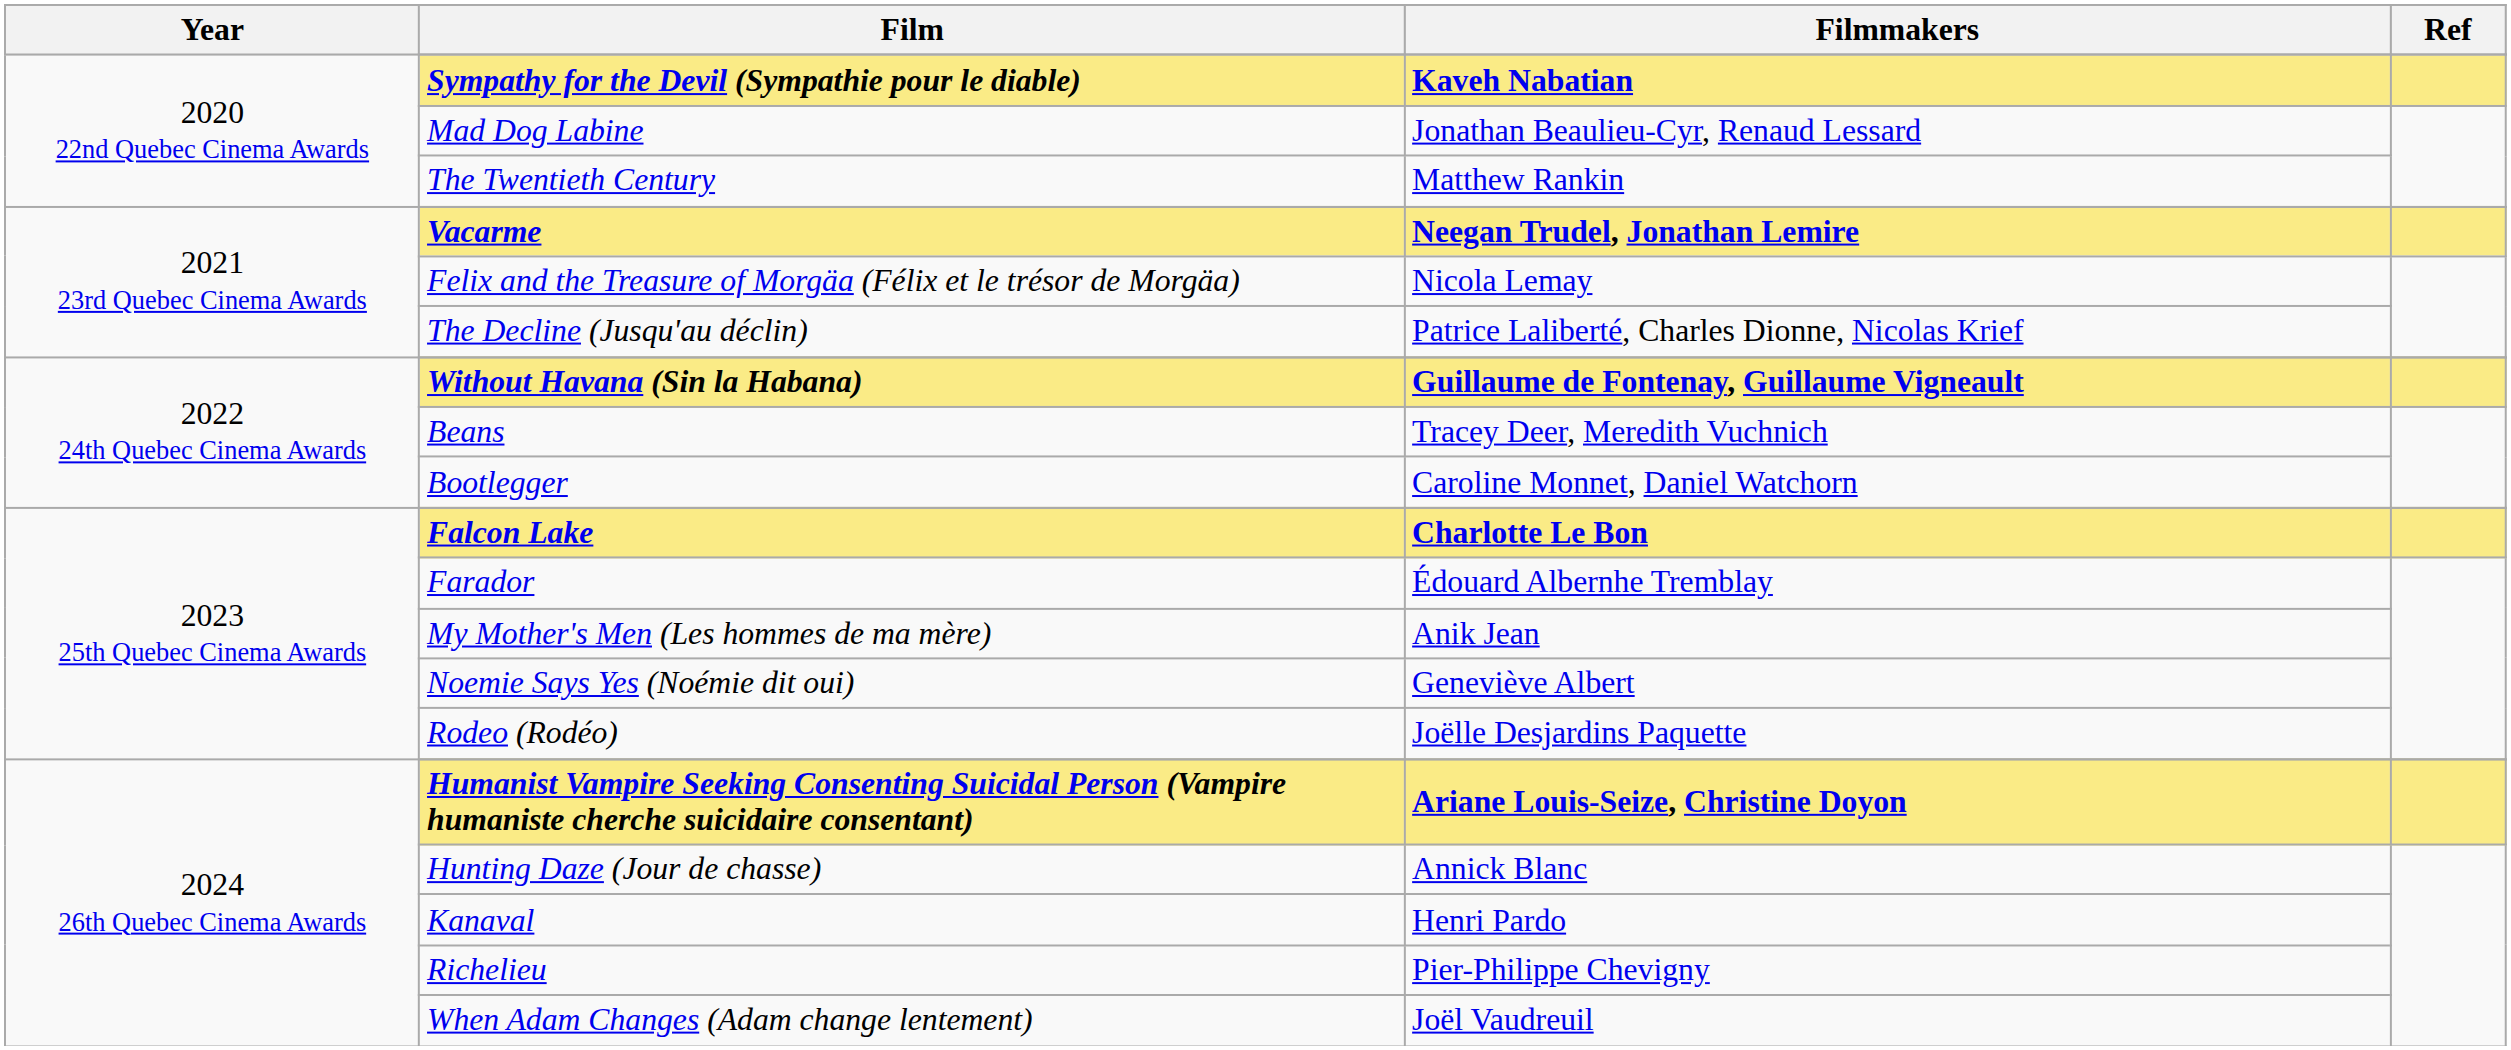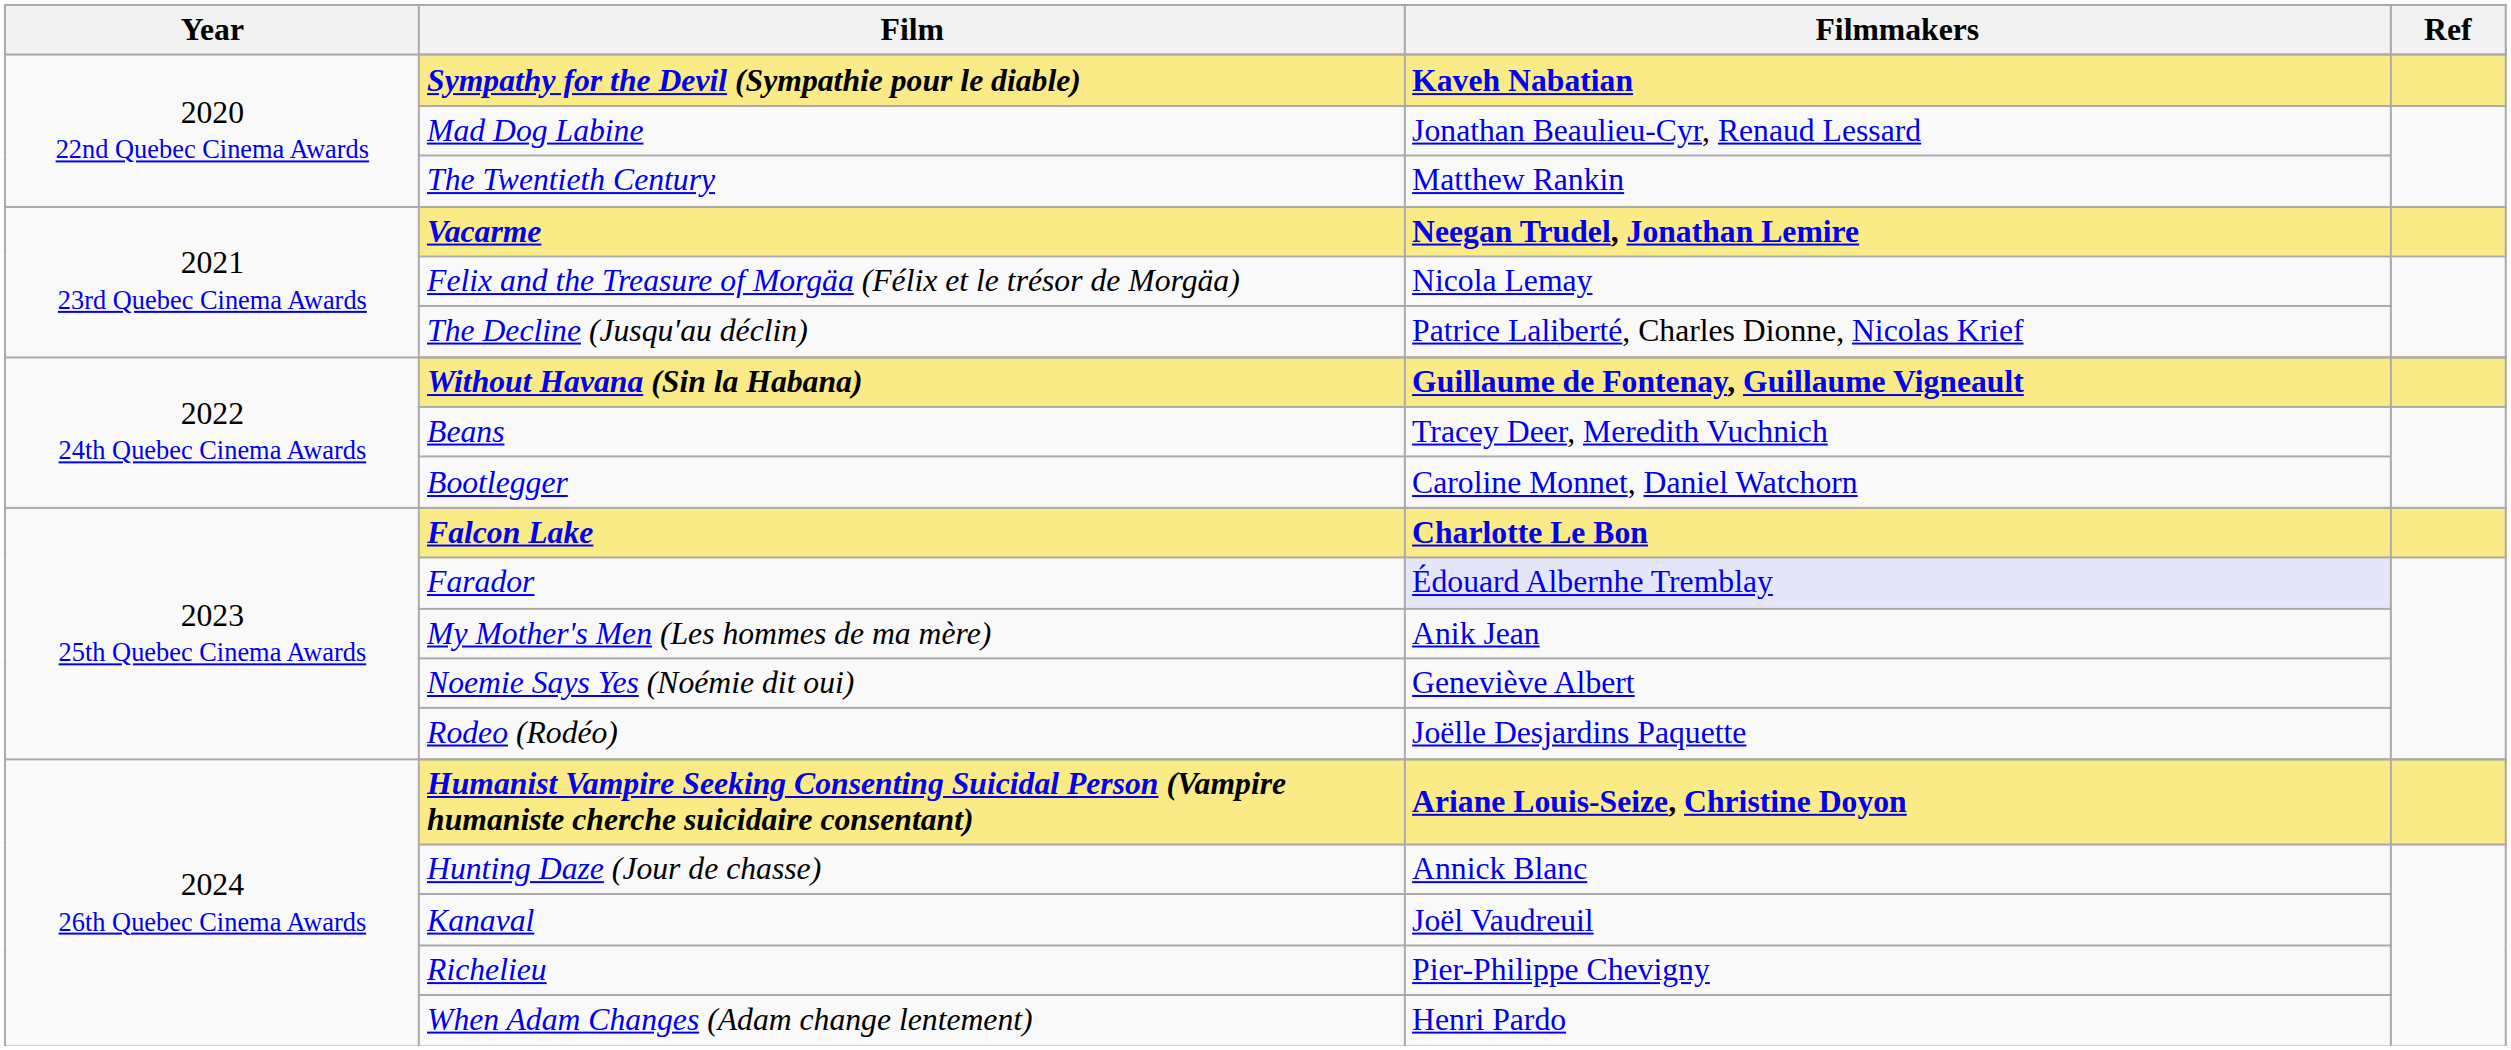(1593, 582) no background -> (1593, 582) lavender background
(1489, 919) Henri Pardo -> (1503, 919) Joël Vaudreuil
(1503, 1019) Joël Vaudreuil -> (1489, 1019) Henri Pardo
